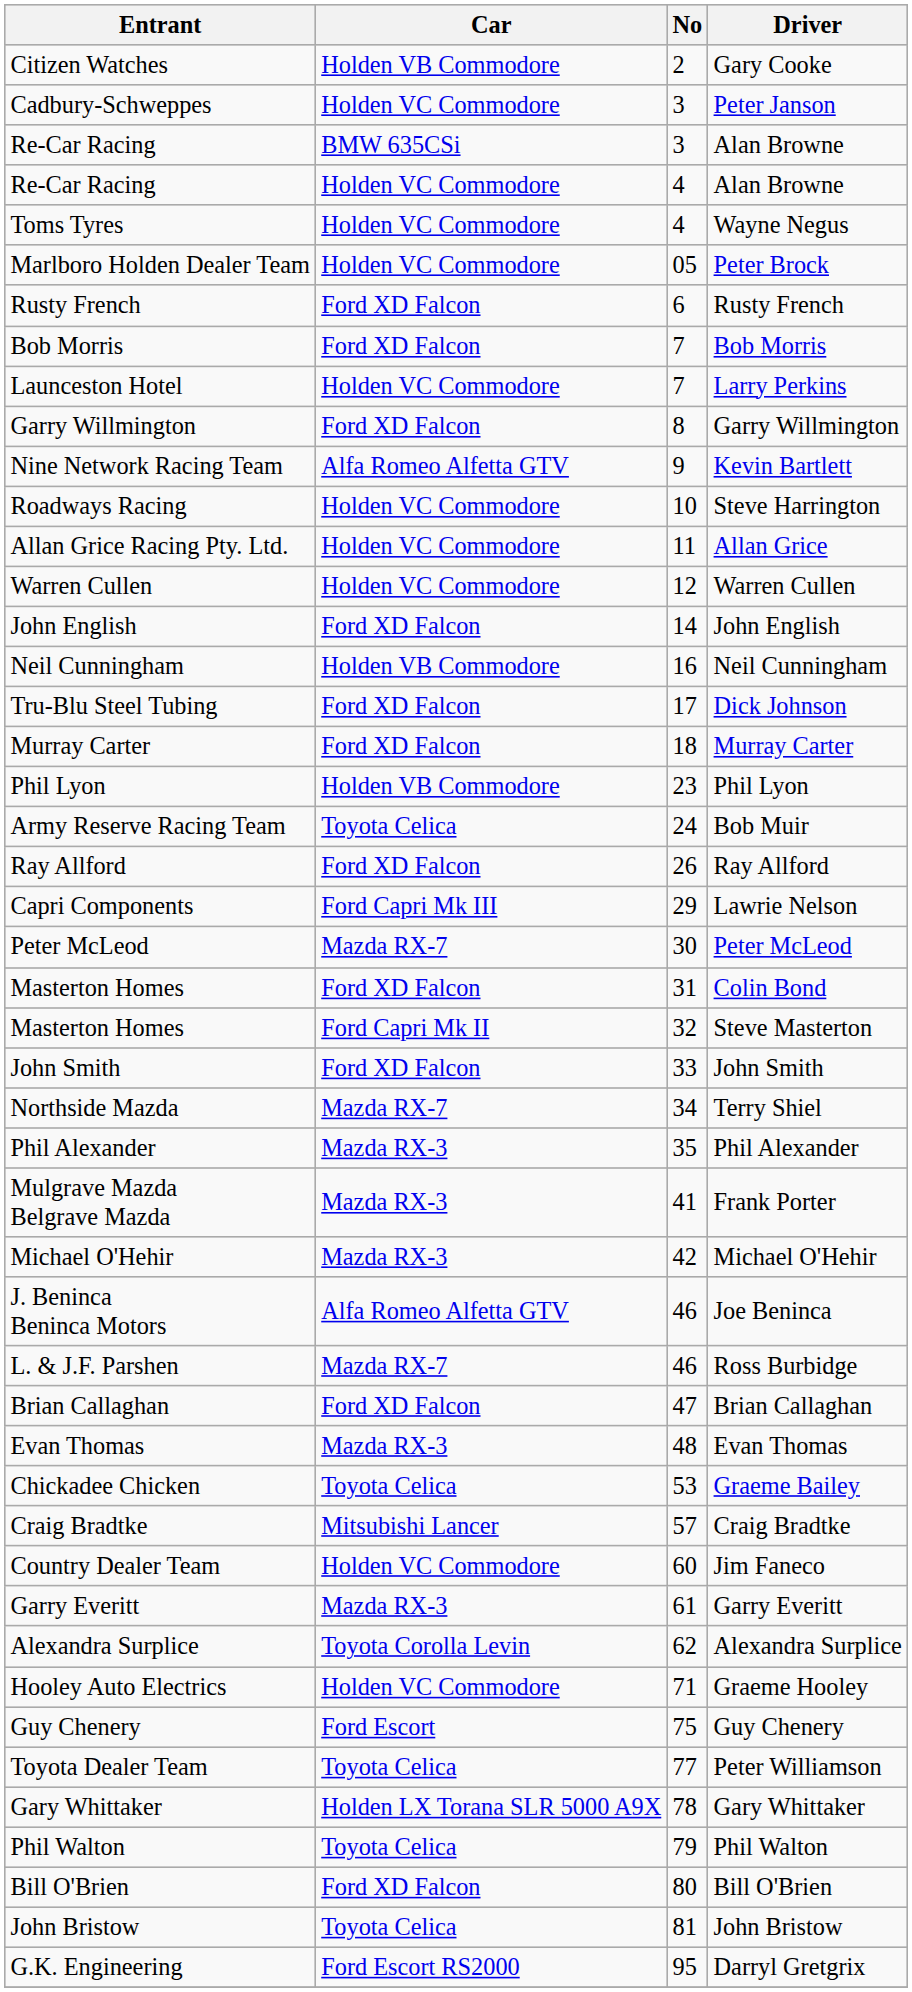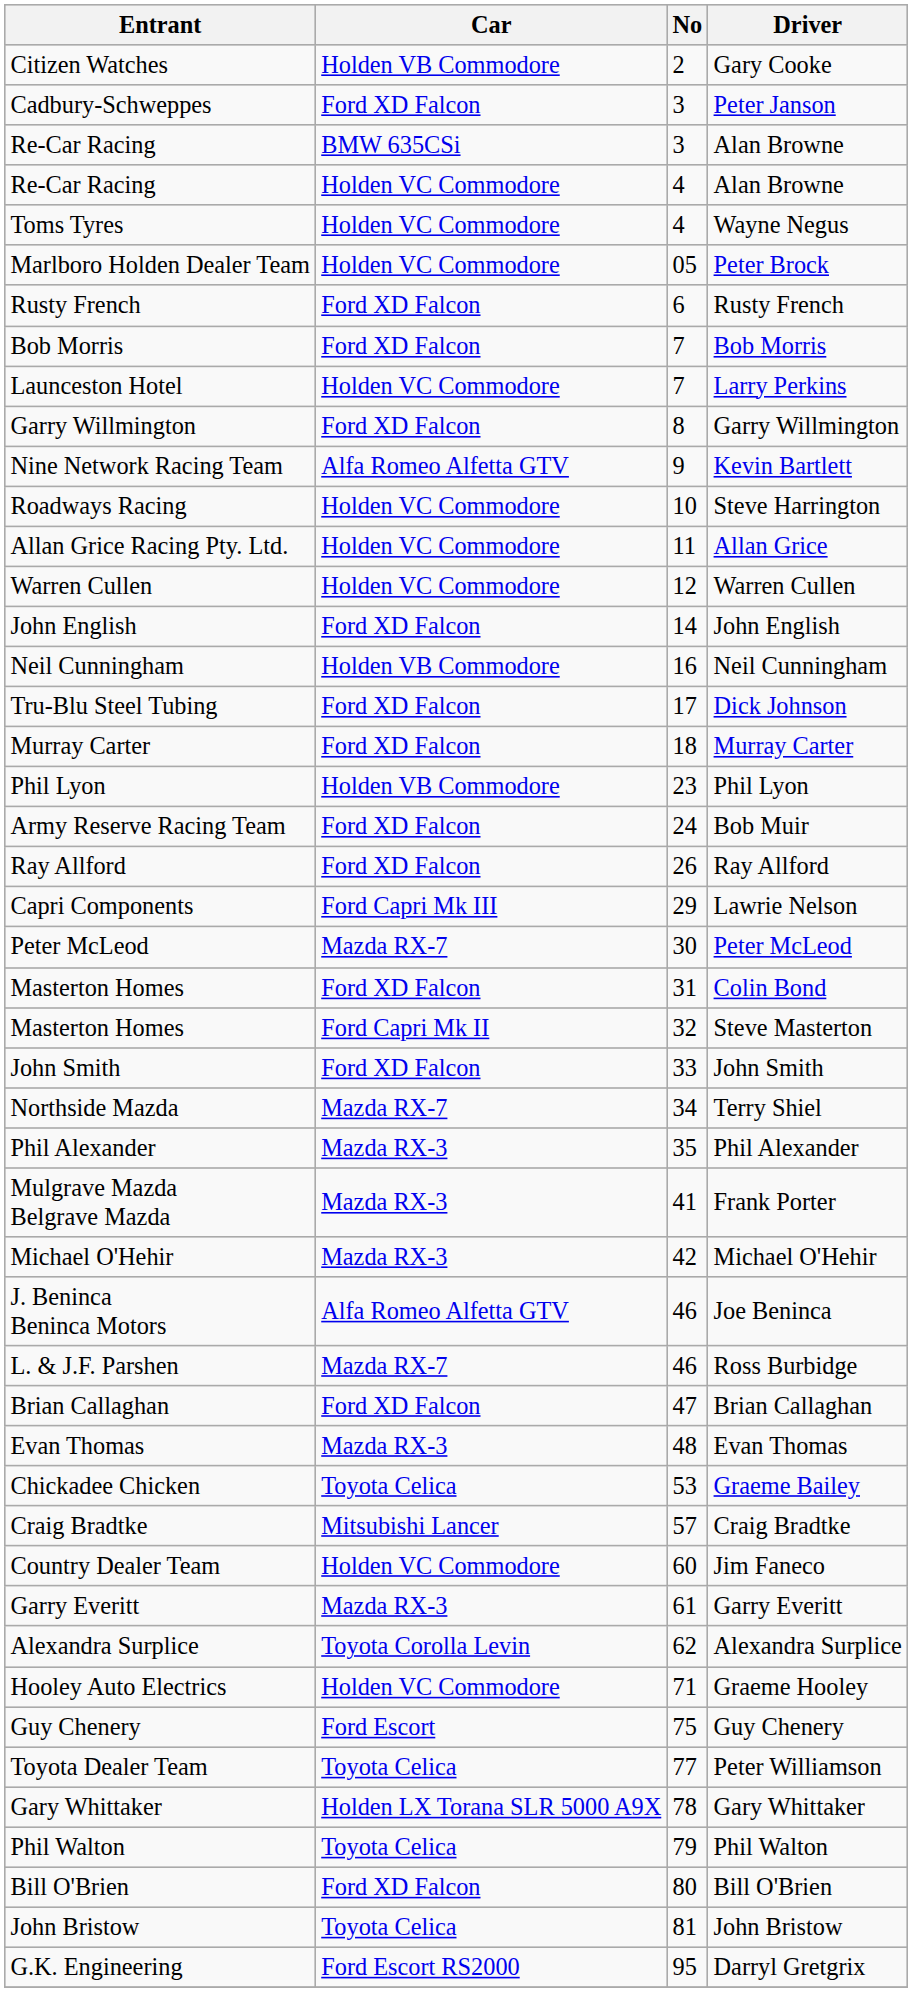(440, 104) Holden VC Commodore -> (401, 104) Ford XD Falcon
(389, 826) Toyota Celica -> (401, 826) Ford XD Falcon
